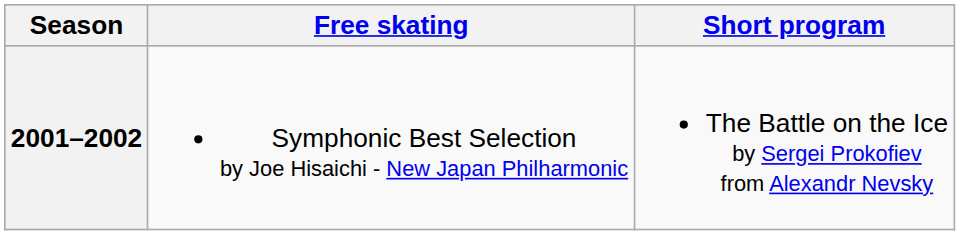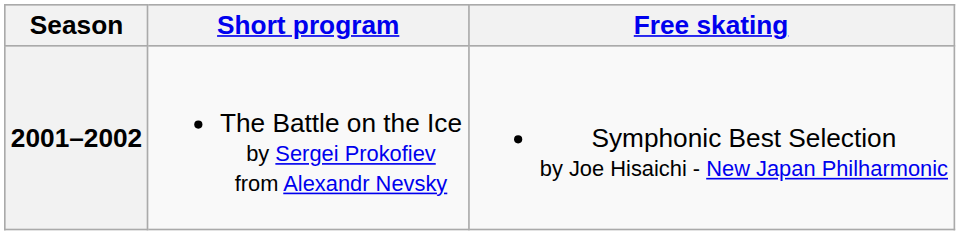columns swapped: (794, 25) <-> (391, 25)
